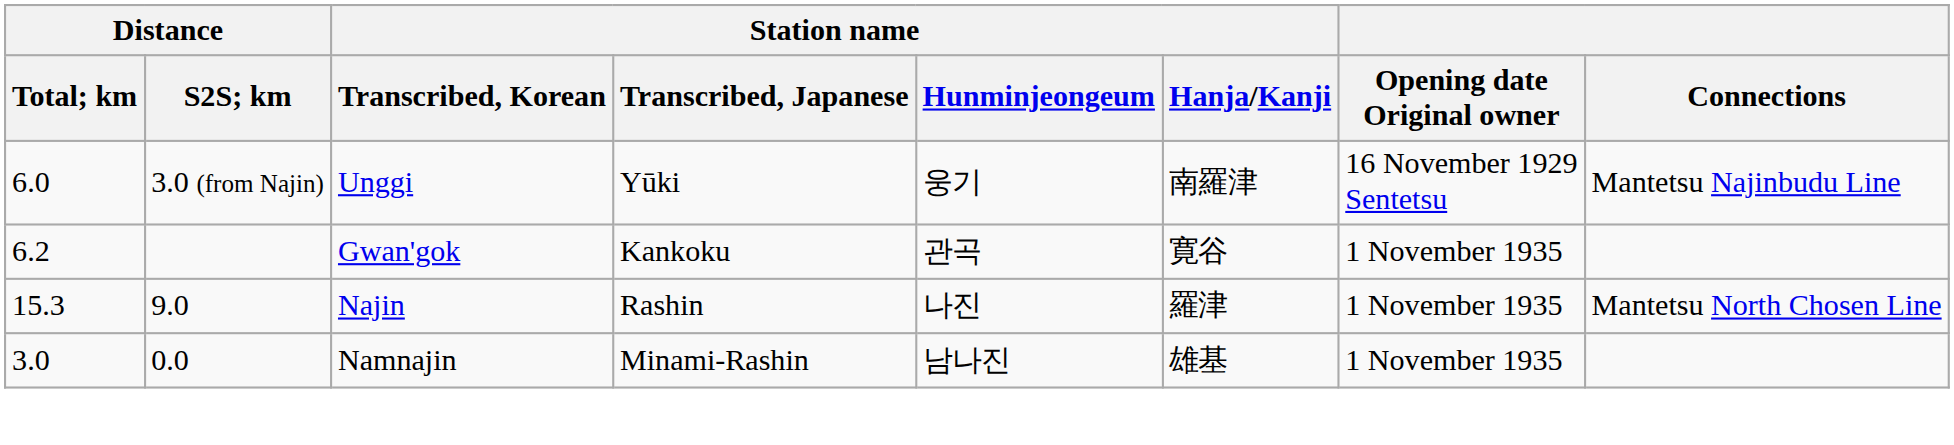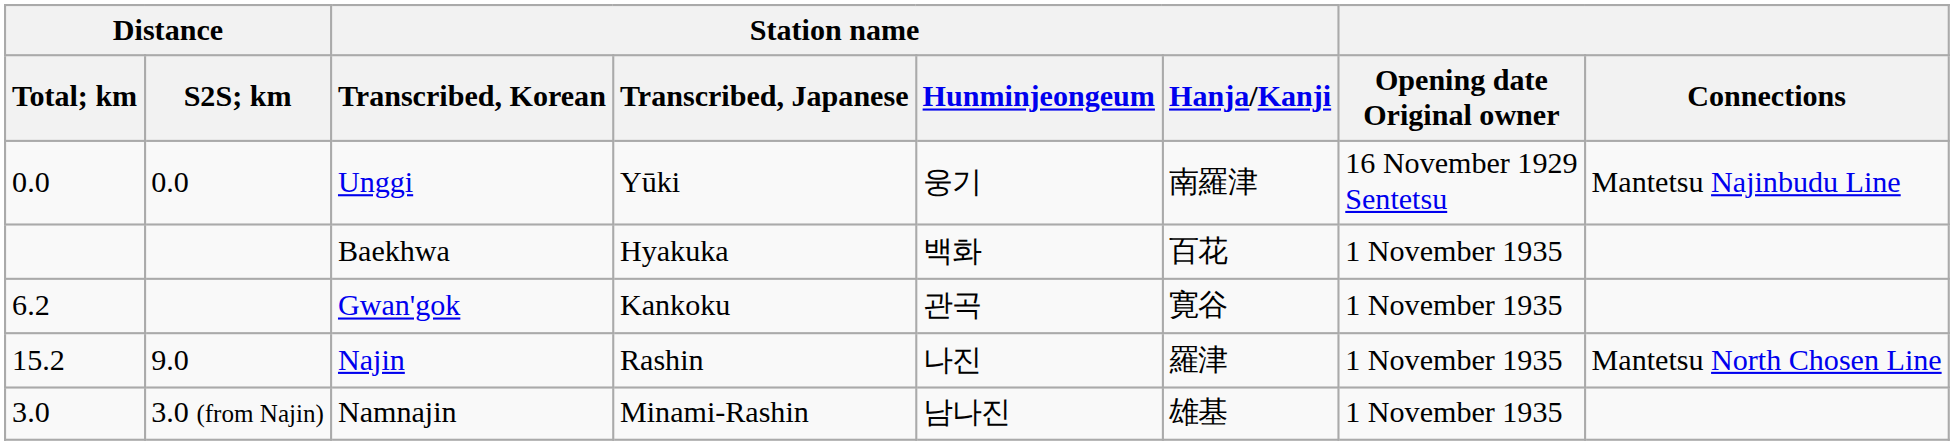(31, 182) 6.0 -> (31, 182) 0.0
(238, 182) 3.0 (from Najin) -> (170, 182) 0.0
+ row: (394, 251)
(38, 305) 15.3 -> (38, 359) 15.2
(170, 359) 0.0 -> (238, 413) 3.0 (from Najin)
